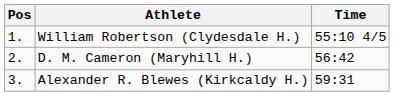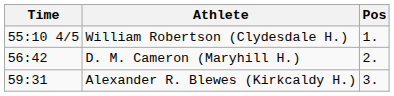columns swapped: (20, 15) <-> (351, 15)
